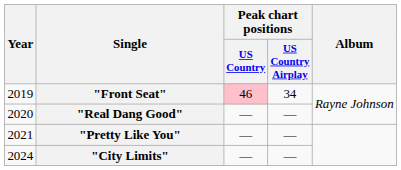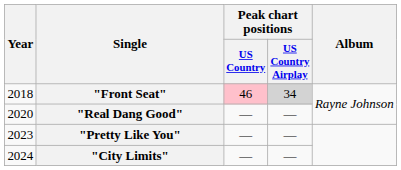(20, 93) 2019 -> (20, 93) 2018
(290, 93) no background -> (290, 93) lightgrey background
(20, 135) 2021 -> (20, 135) 2023
